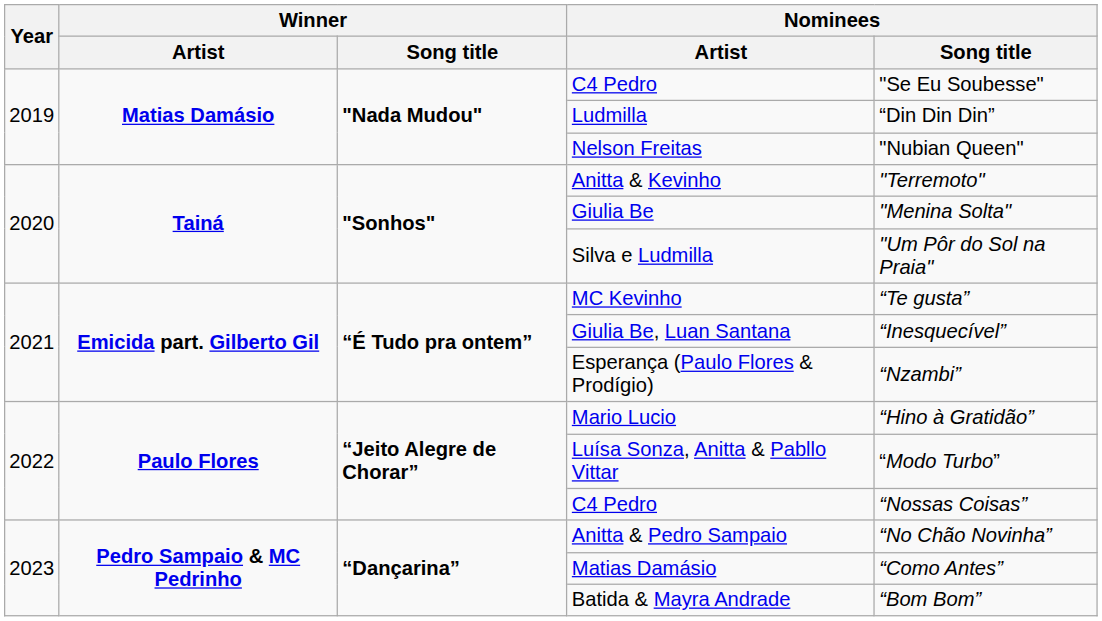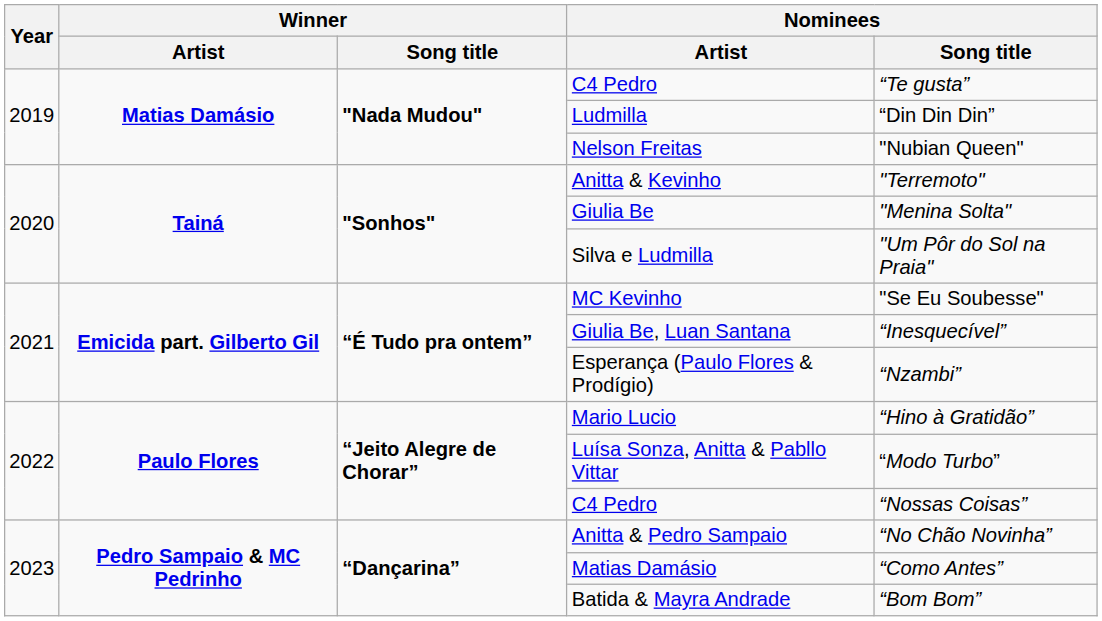(962, 84) "Se Eu Soubesse" -> (924, 84) “Te gusta”
(924, 298) “Te gusta” -> (962, 298) "Se Eu Soubesse"
